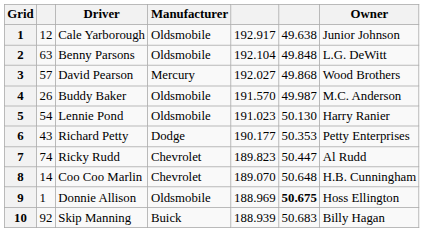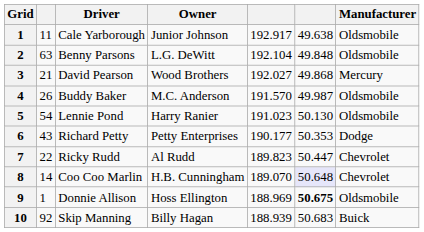columns swapped: (190, 14) <-> (369, 14)
(46, 34) 12 -> (46, 34) 11
(46, 75) 57 -> (46, 75) 21
(46, 156) 74 -> (46, 156) 22
(299, 177) no background -> (315, 177) lavender background
